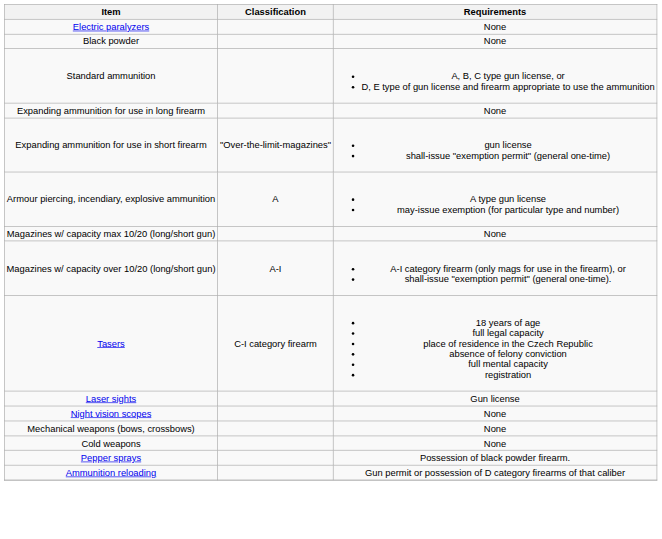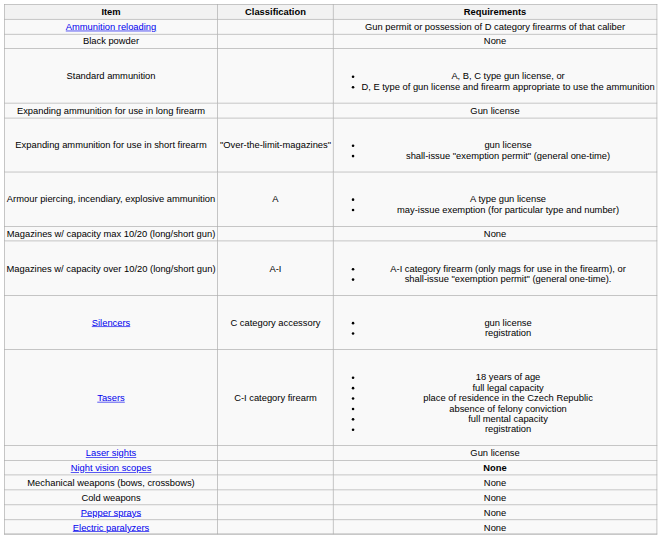rows swapped: (111, 473) <-> (111, 27)
(495, 111) None -> (495, 111) Gun license
+ row: (111, 323)
(495, 414) normal -> (495, 468) bold
(495, 458) Possession of black powder firearm. -> (495, 513) None
